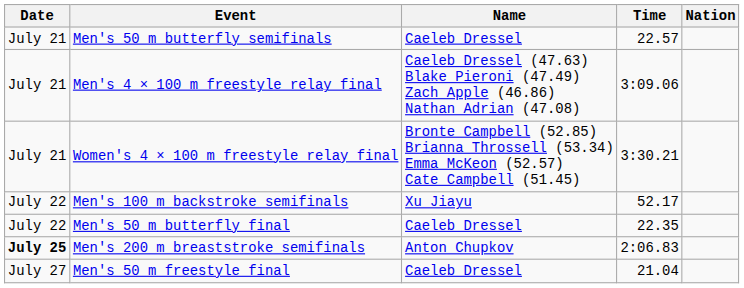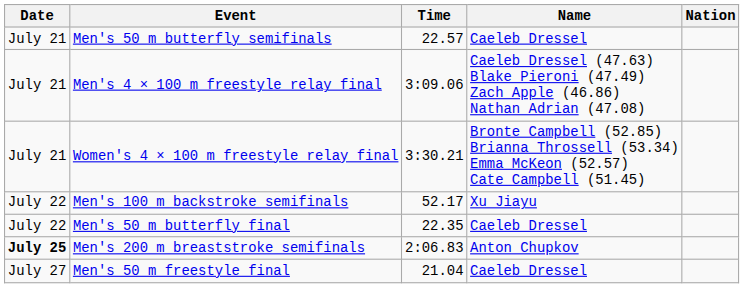columns swapped: (650, 16) <-> (509, 16)
